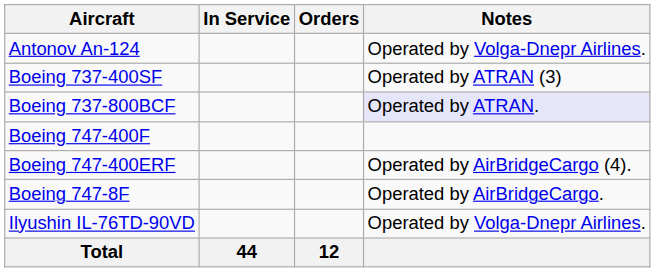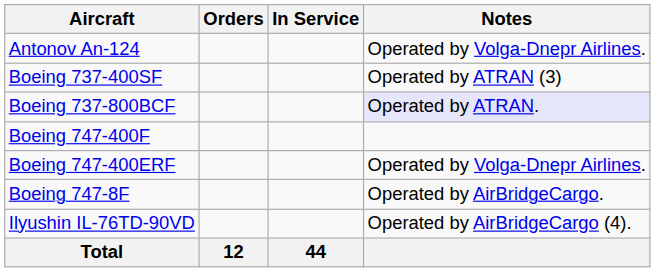columns swapped: (247, 19) <-> (329, 19)
(500, 164) Operated by AirBridgeCargo (4). -> (507, 164) Operated by Volga-Dnepr Airlines.
(507, 223) Operated by Volga-Dnepr Airlines. -> (500, 223) Operated by AirBridgeCargo (4).
